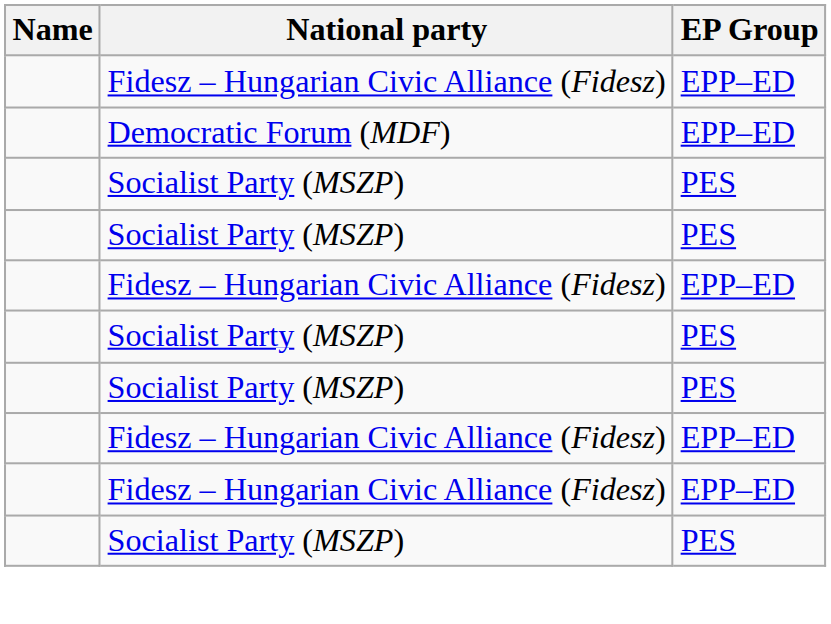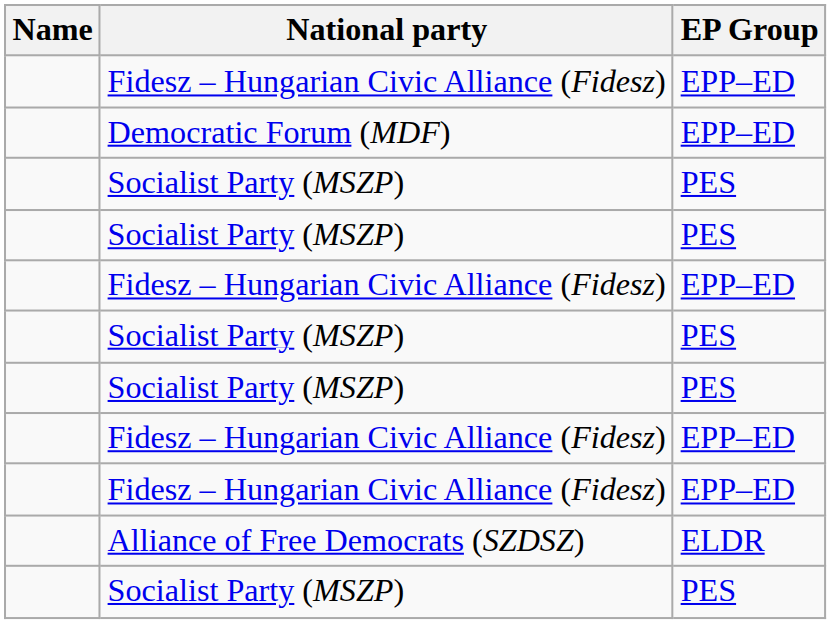+ row: (346, 540)
